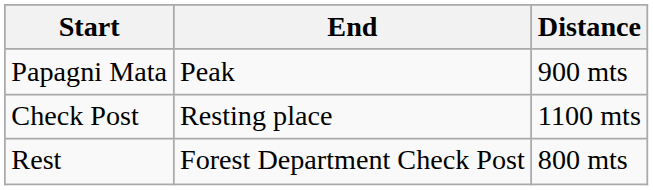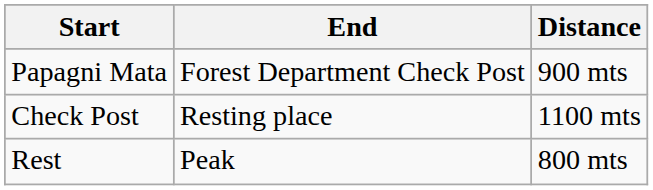(207, 71) Peak -> (352, 71) Forest Department Check Post
(352, 160) Forest Department Check Post -> (207, 160) Peak
